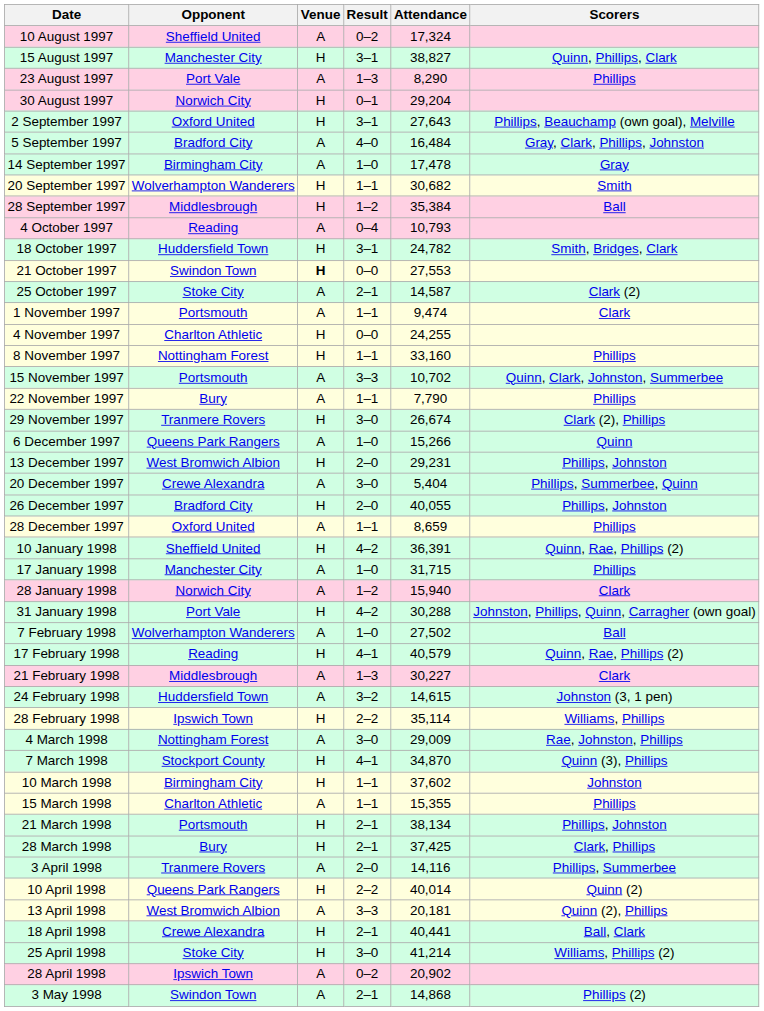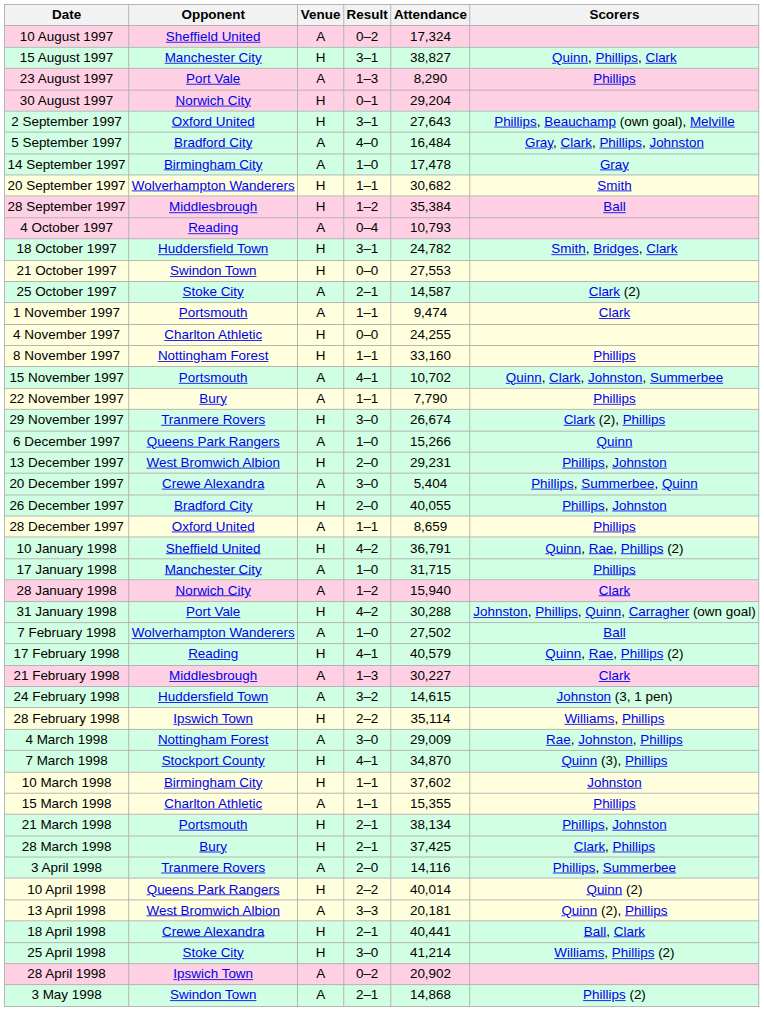(321, 270) bold -> (321, 270) normal
(367, 377) 3–3 -> (367, 377) 4–1
(430, 548) 36,391 -> (430, 548) 36,791
